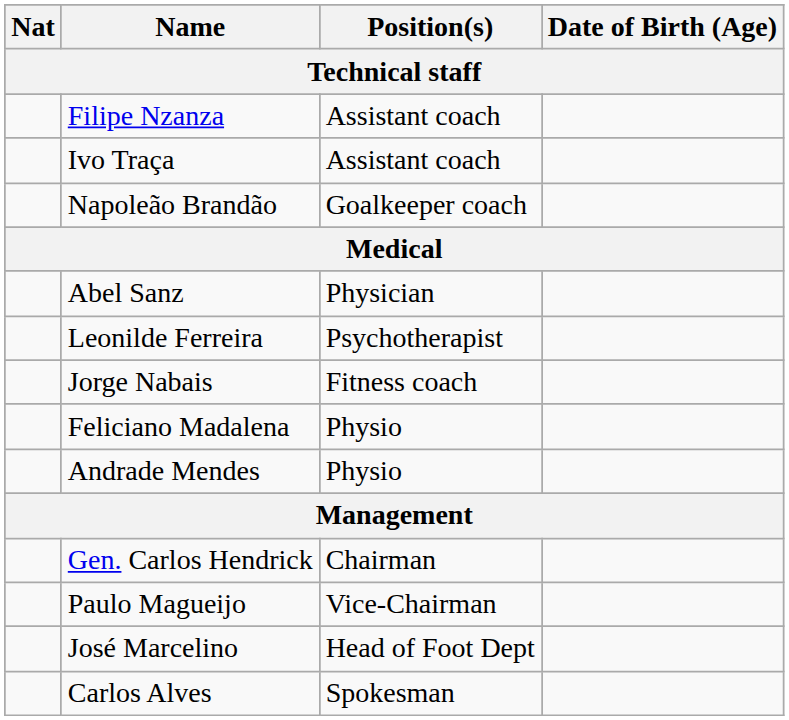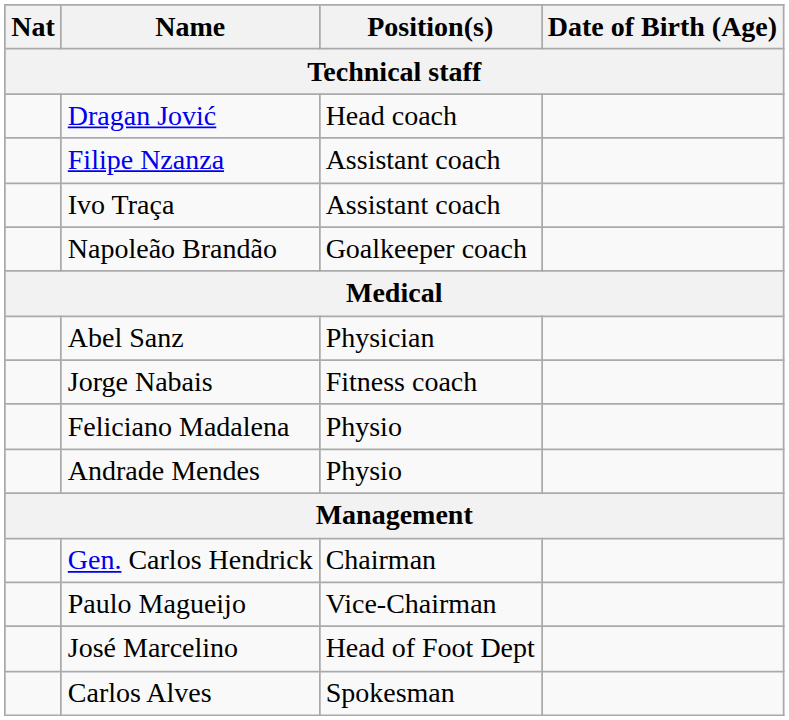+ row: (142, 115)
- row: (165, 337)
